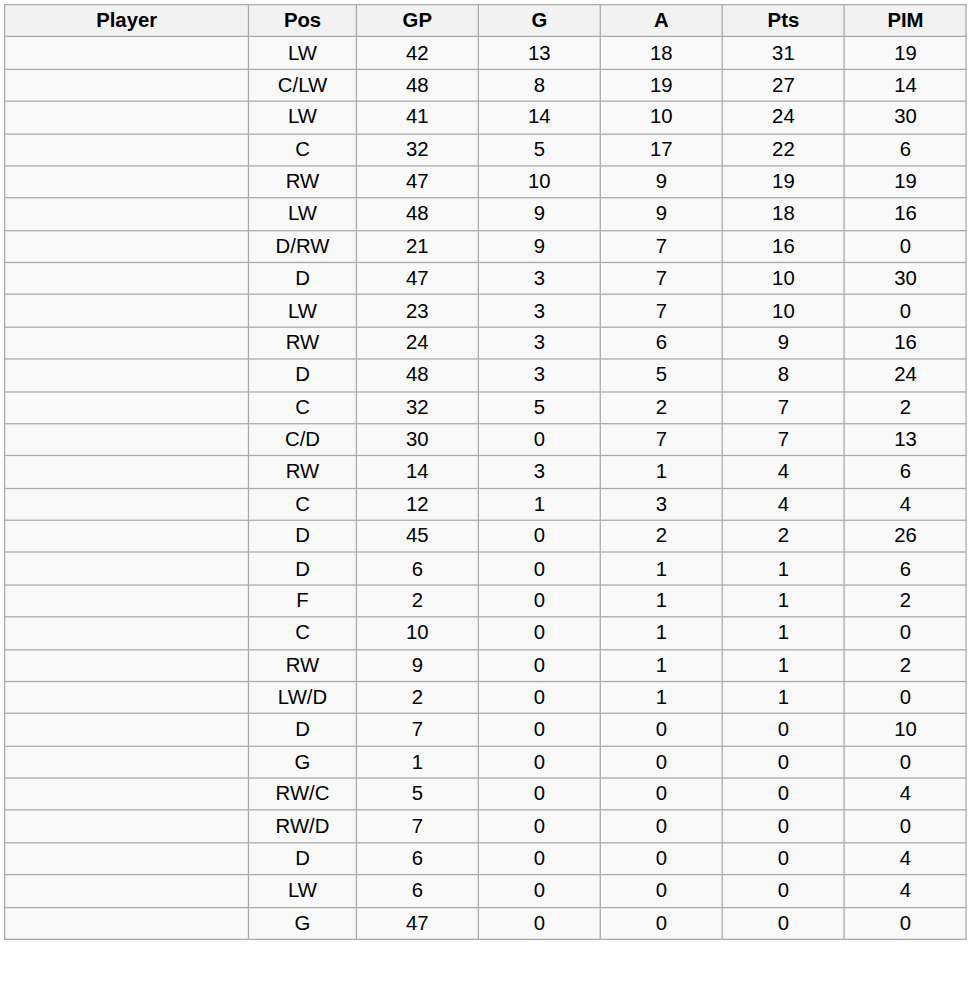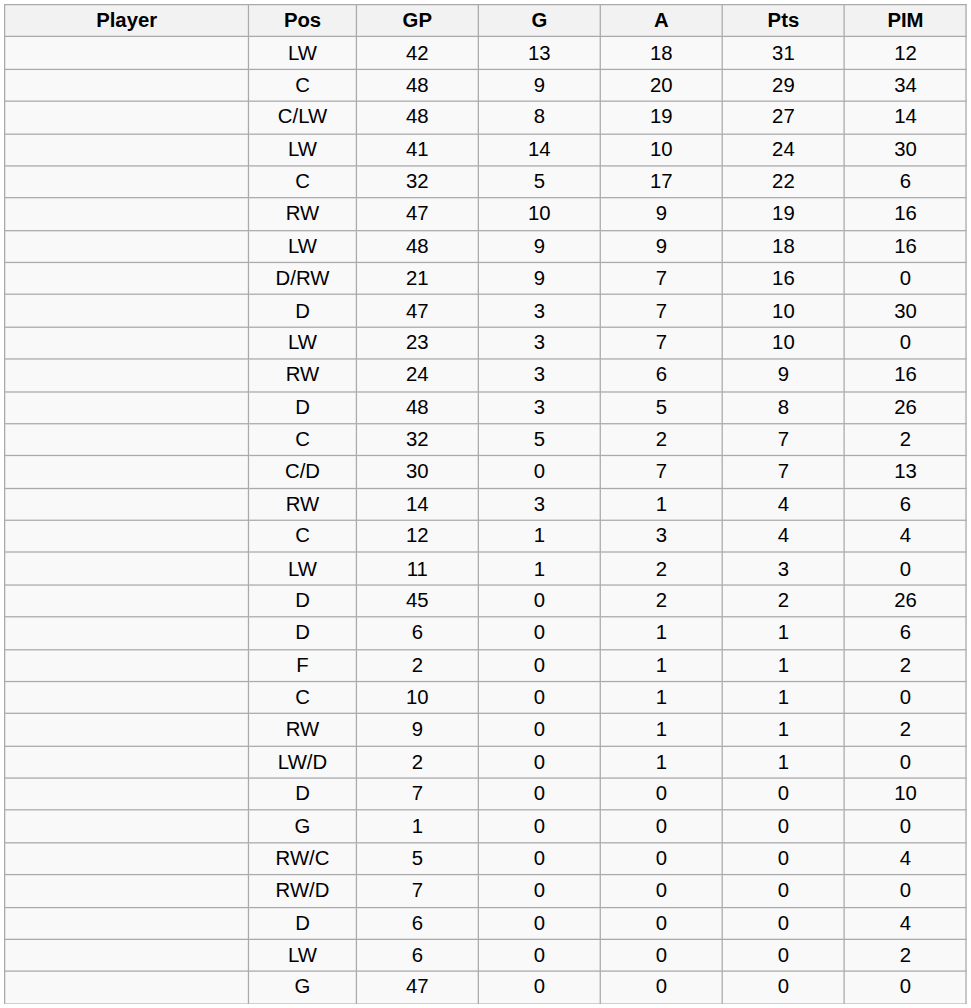(905, 52) 19 -> (905, 52) 12
+ row: (303, 85)
(905, 181) 19 -> (905, 213) 16
(905, 375) 24 -> (905, 407) 26
+ row: (303, 568)
(905, 890) 4 -> (905, 955) 2
